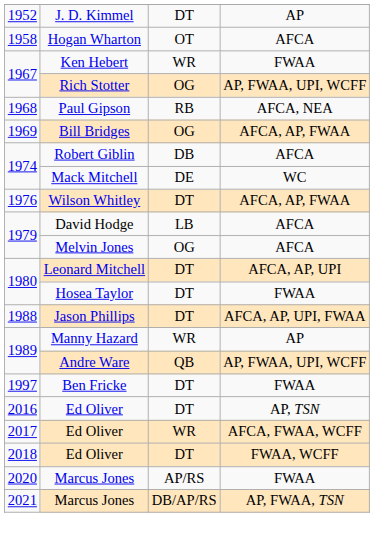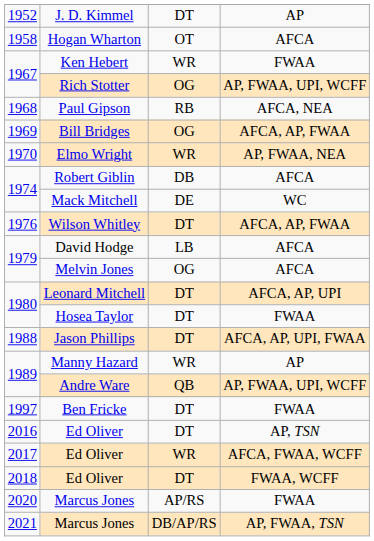+ row: (22, 154)
